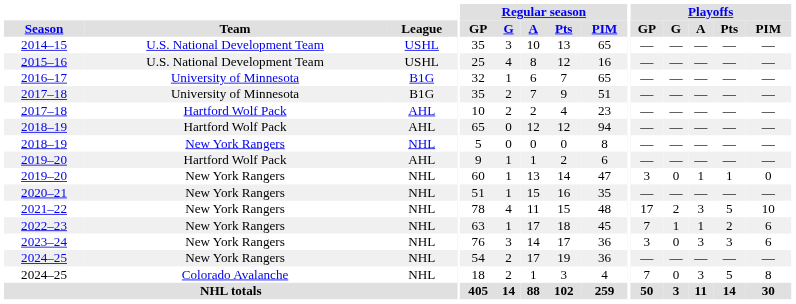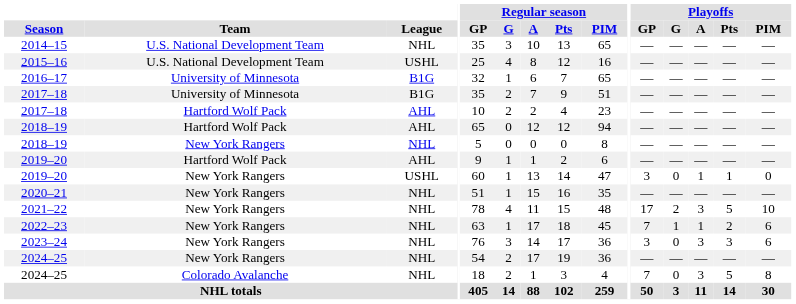(422, 45) USHL -> (422, 45) NHL
(422, 176) NHL -> (422, 176) USHL
